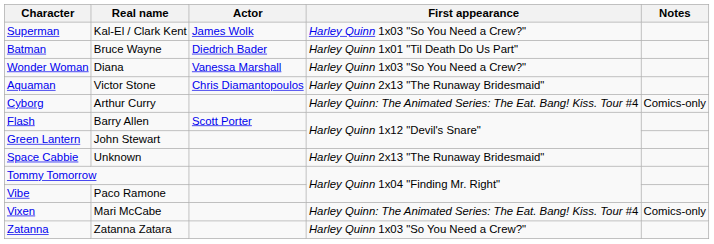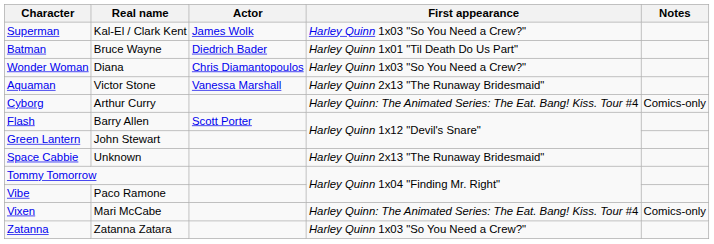(237, 67) Vanessa Marshall -> (248, 67) Chris Diamantopoulos
(248, 85) Chris Diamantopoulos -> (237, 85) Vanessa Marshall
